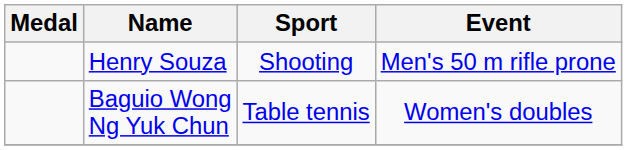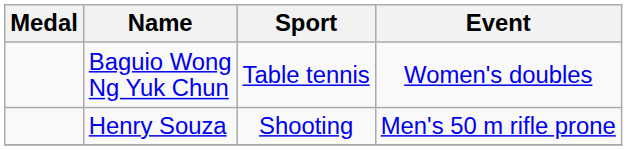rows swapped: (160, 112) <-> (158, 61)
